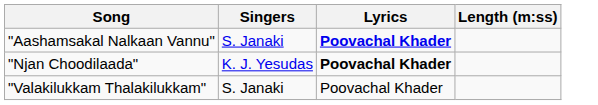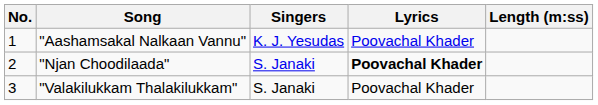+ column: (20, 17)
(253, 40) S. Janaki -> (299, 40) K. J. Yesudas
(386, 40) bold -> (413, 40) normal
(267, 64) K. J. Yesudas -> (284, 64) S. Janaki
